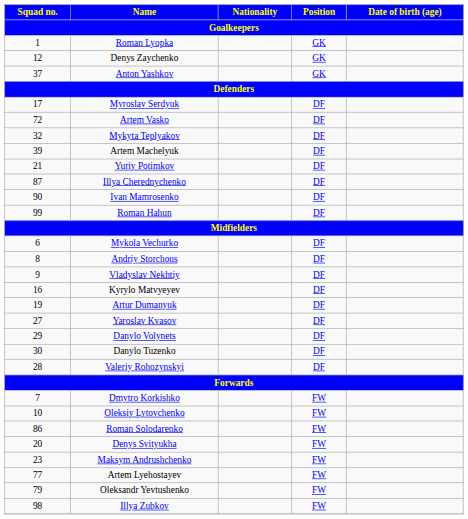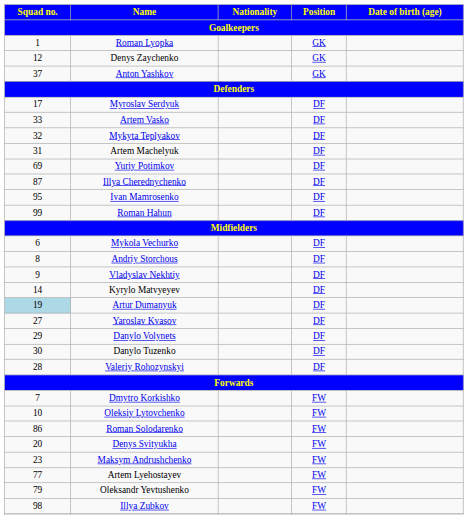(38, 120) 72 -> (38, 120) 33
(38, 151) 39 -> (38, 151) 31
(38, 166) 21 -> (38, 166) 69
(38, 197) 90 -> (38, 197) 95
(38, 290) 16 -> (38, 290) 14
(38, 305) no background -> (38, 305) lightblue background
